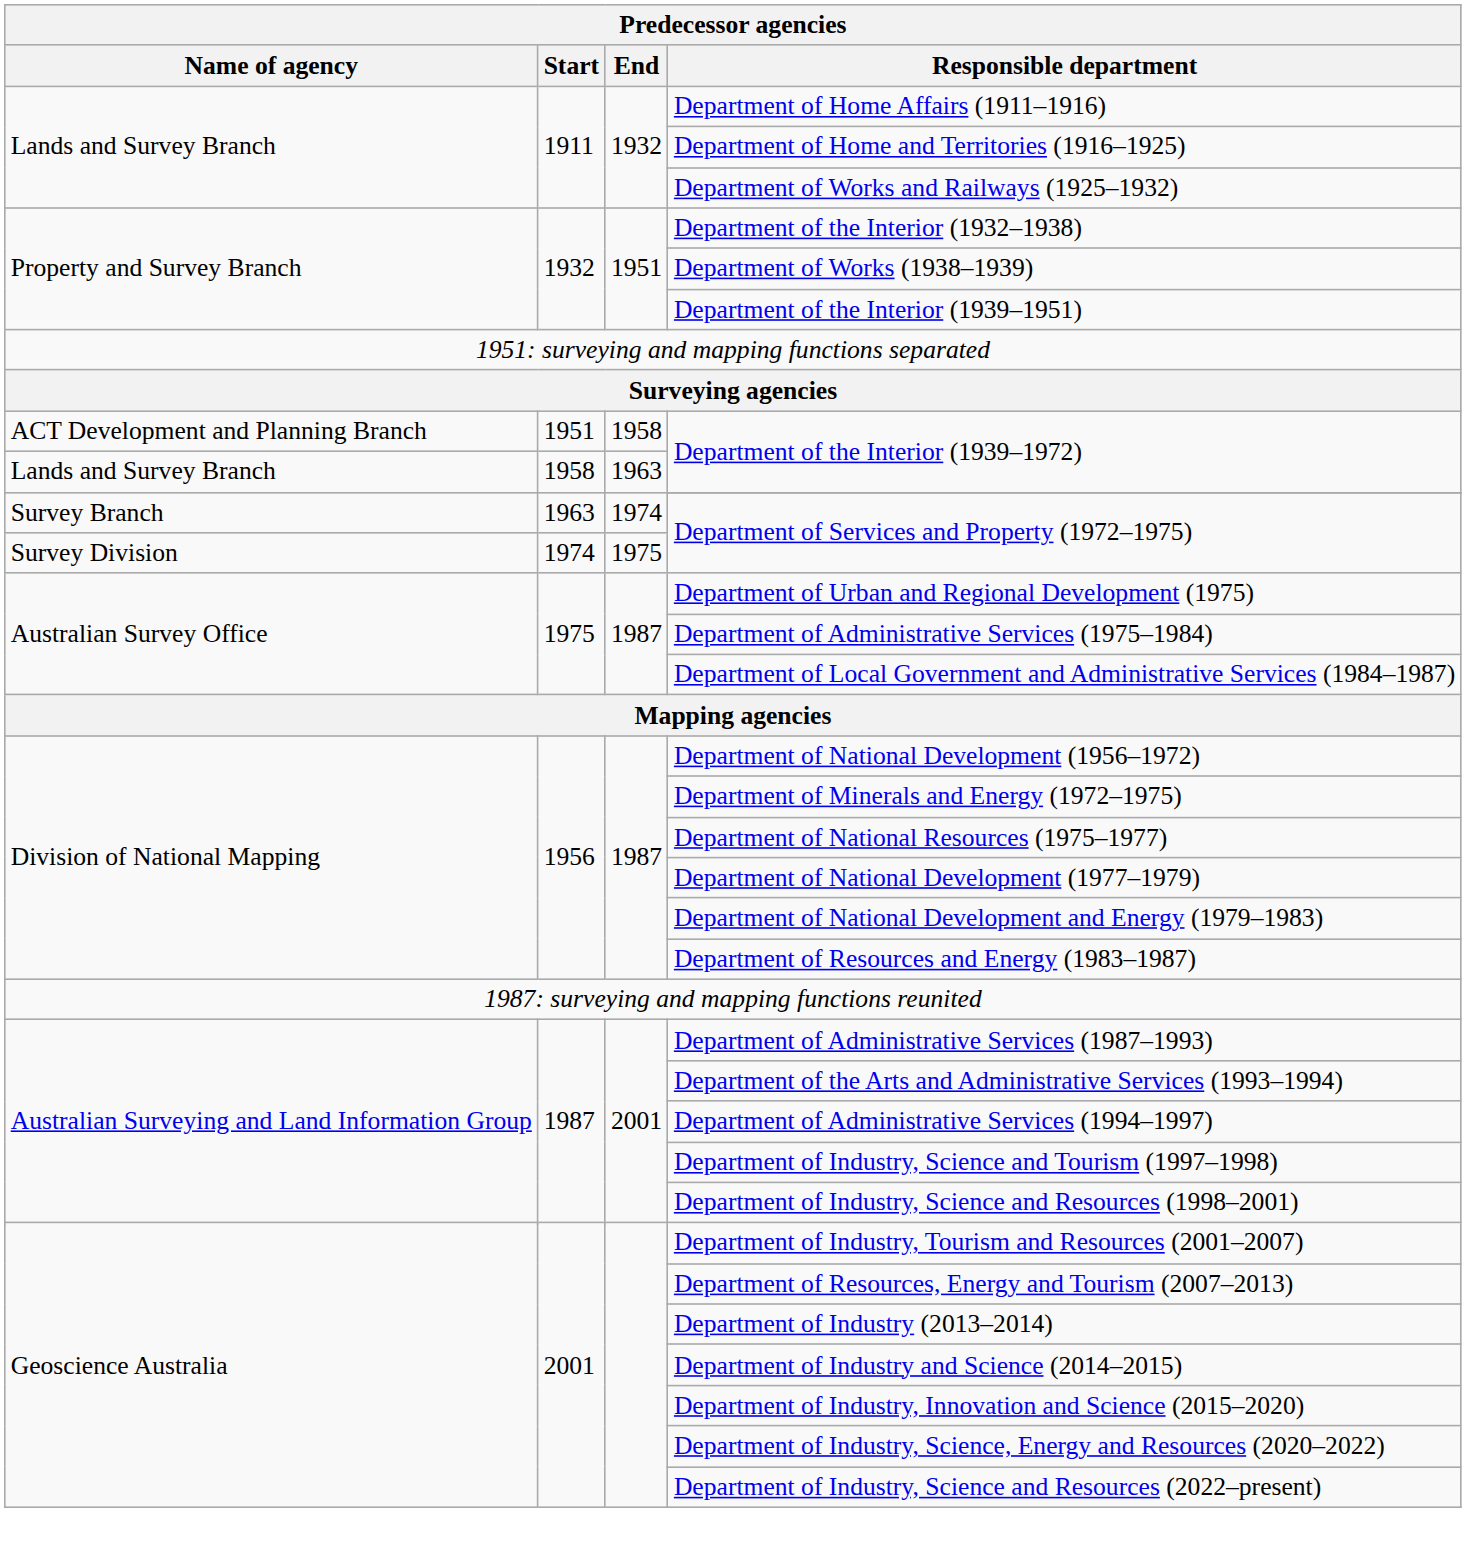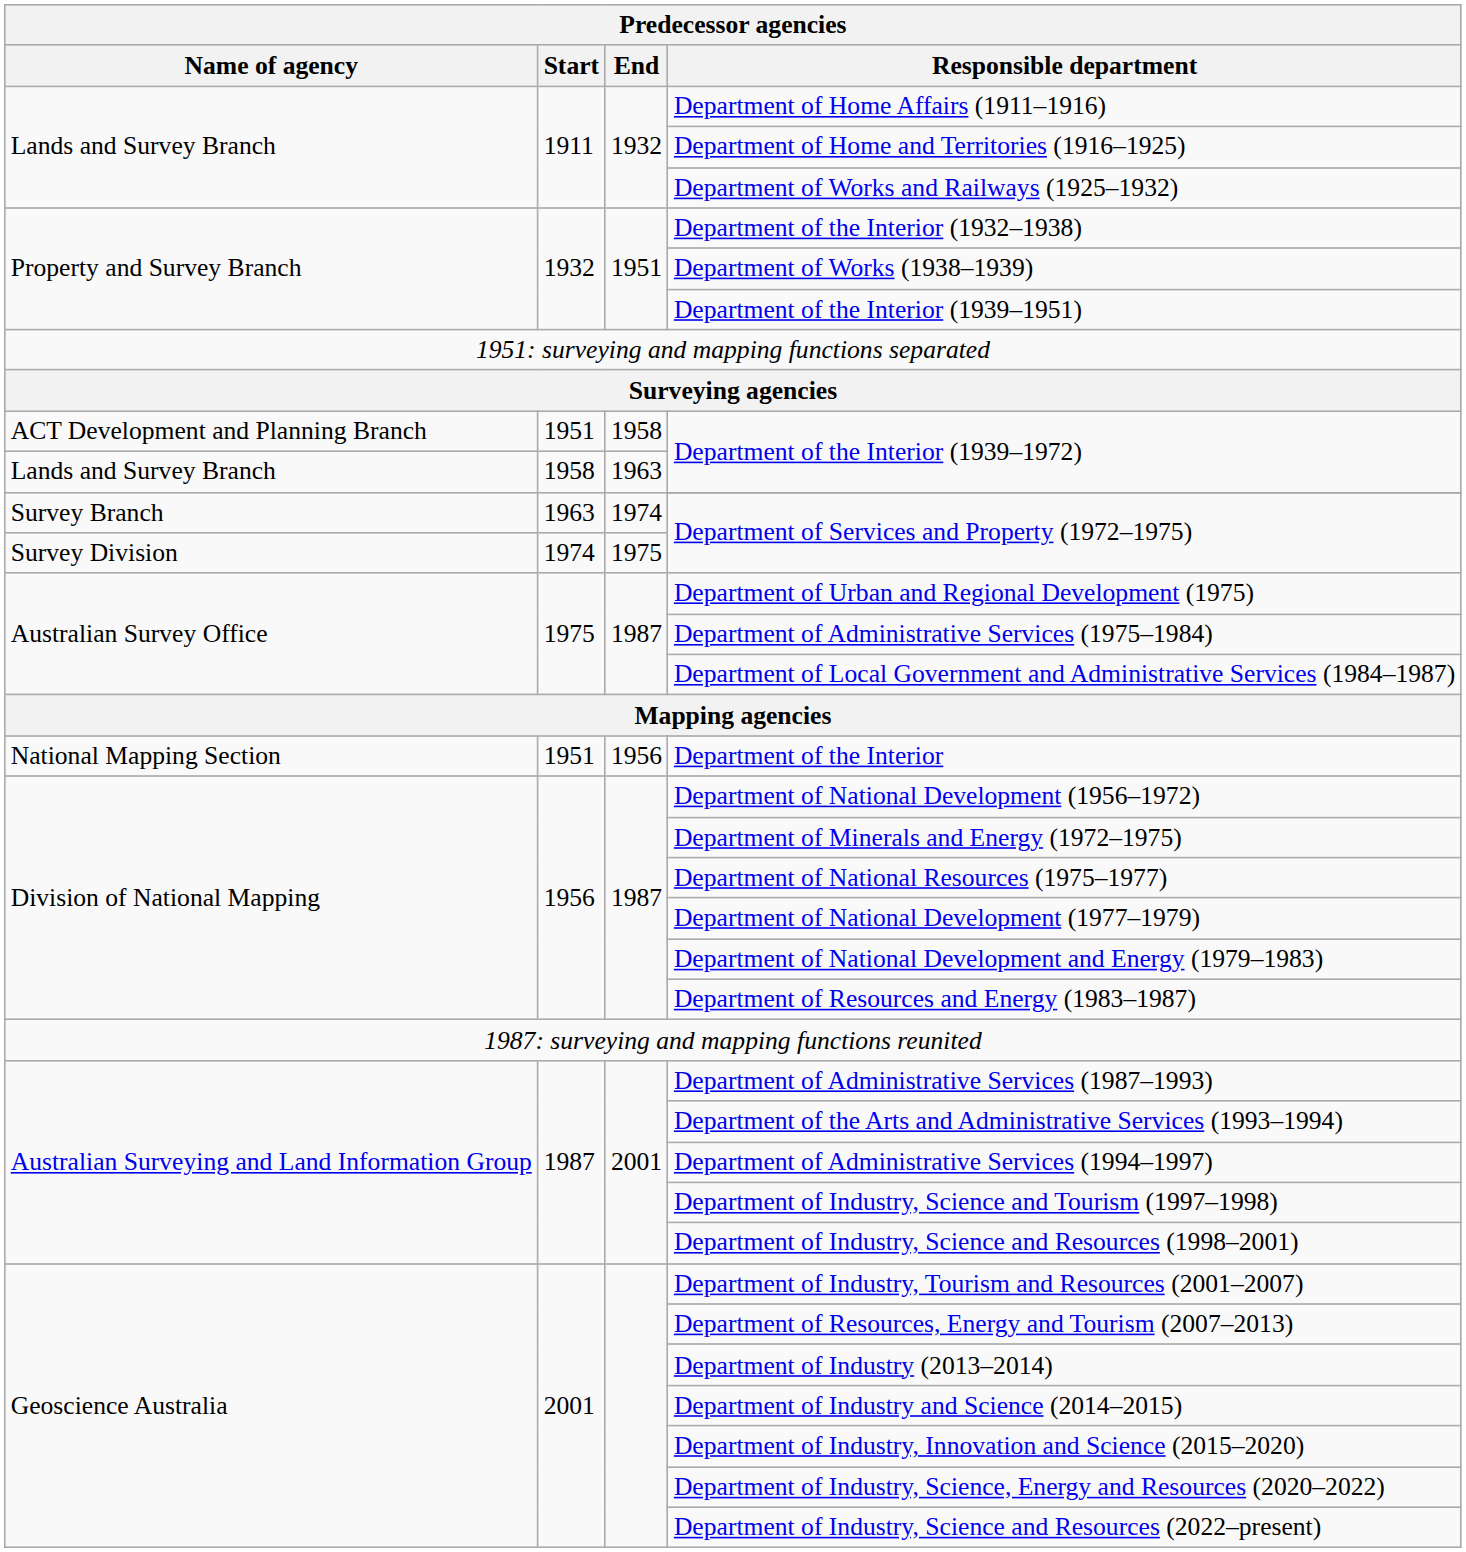+ row: (146, 755)
